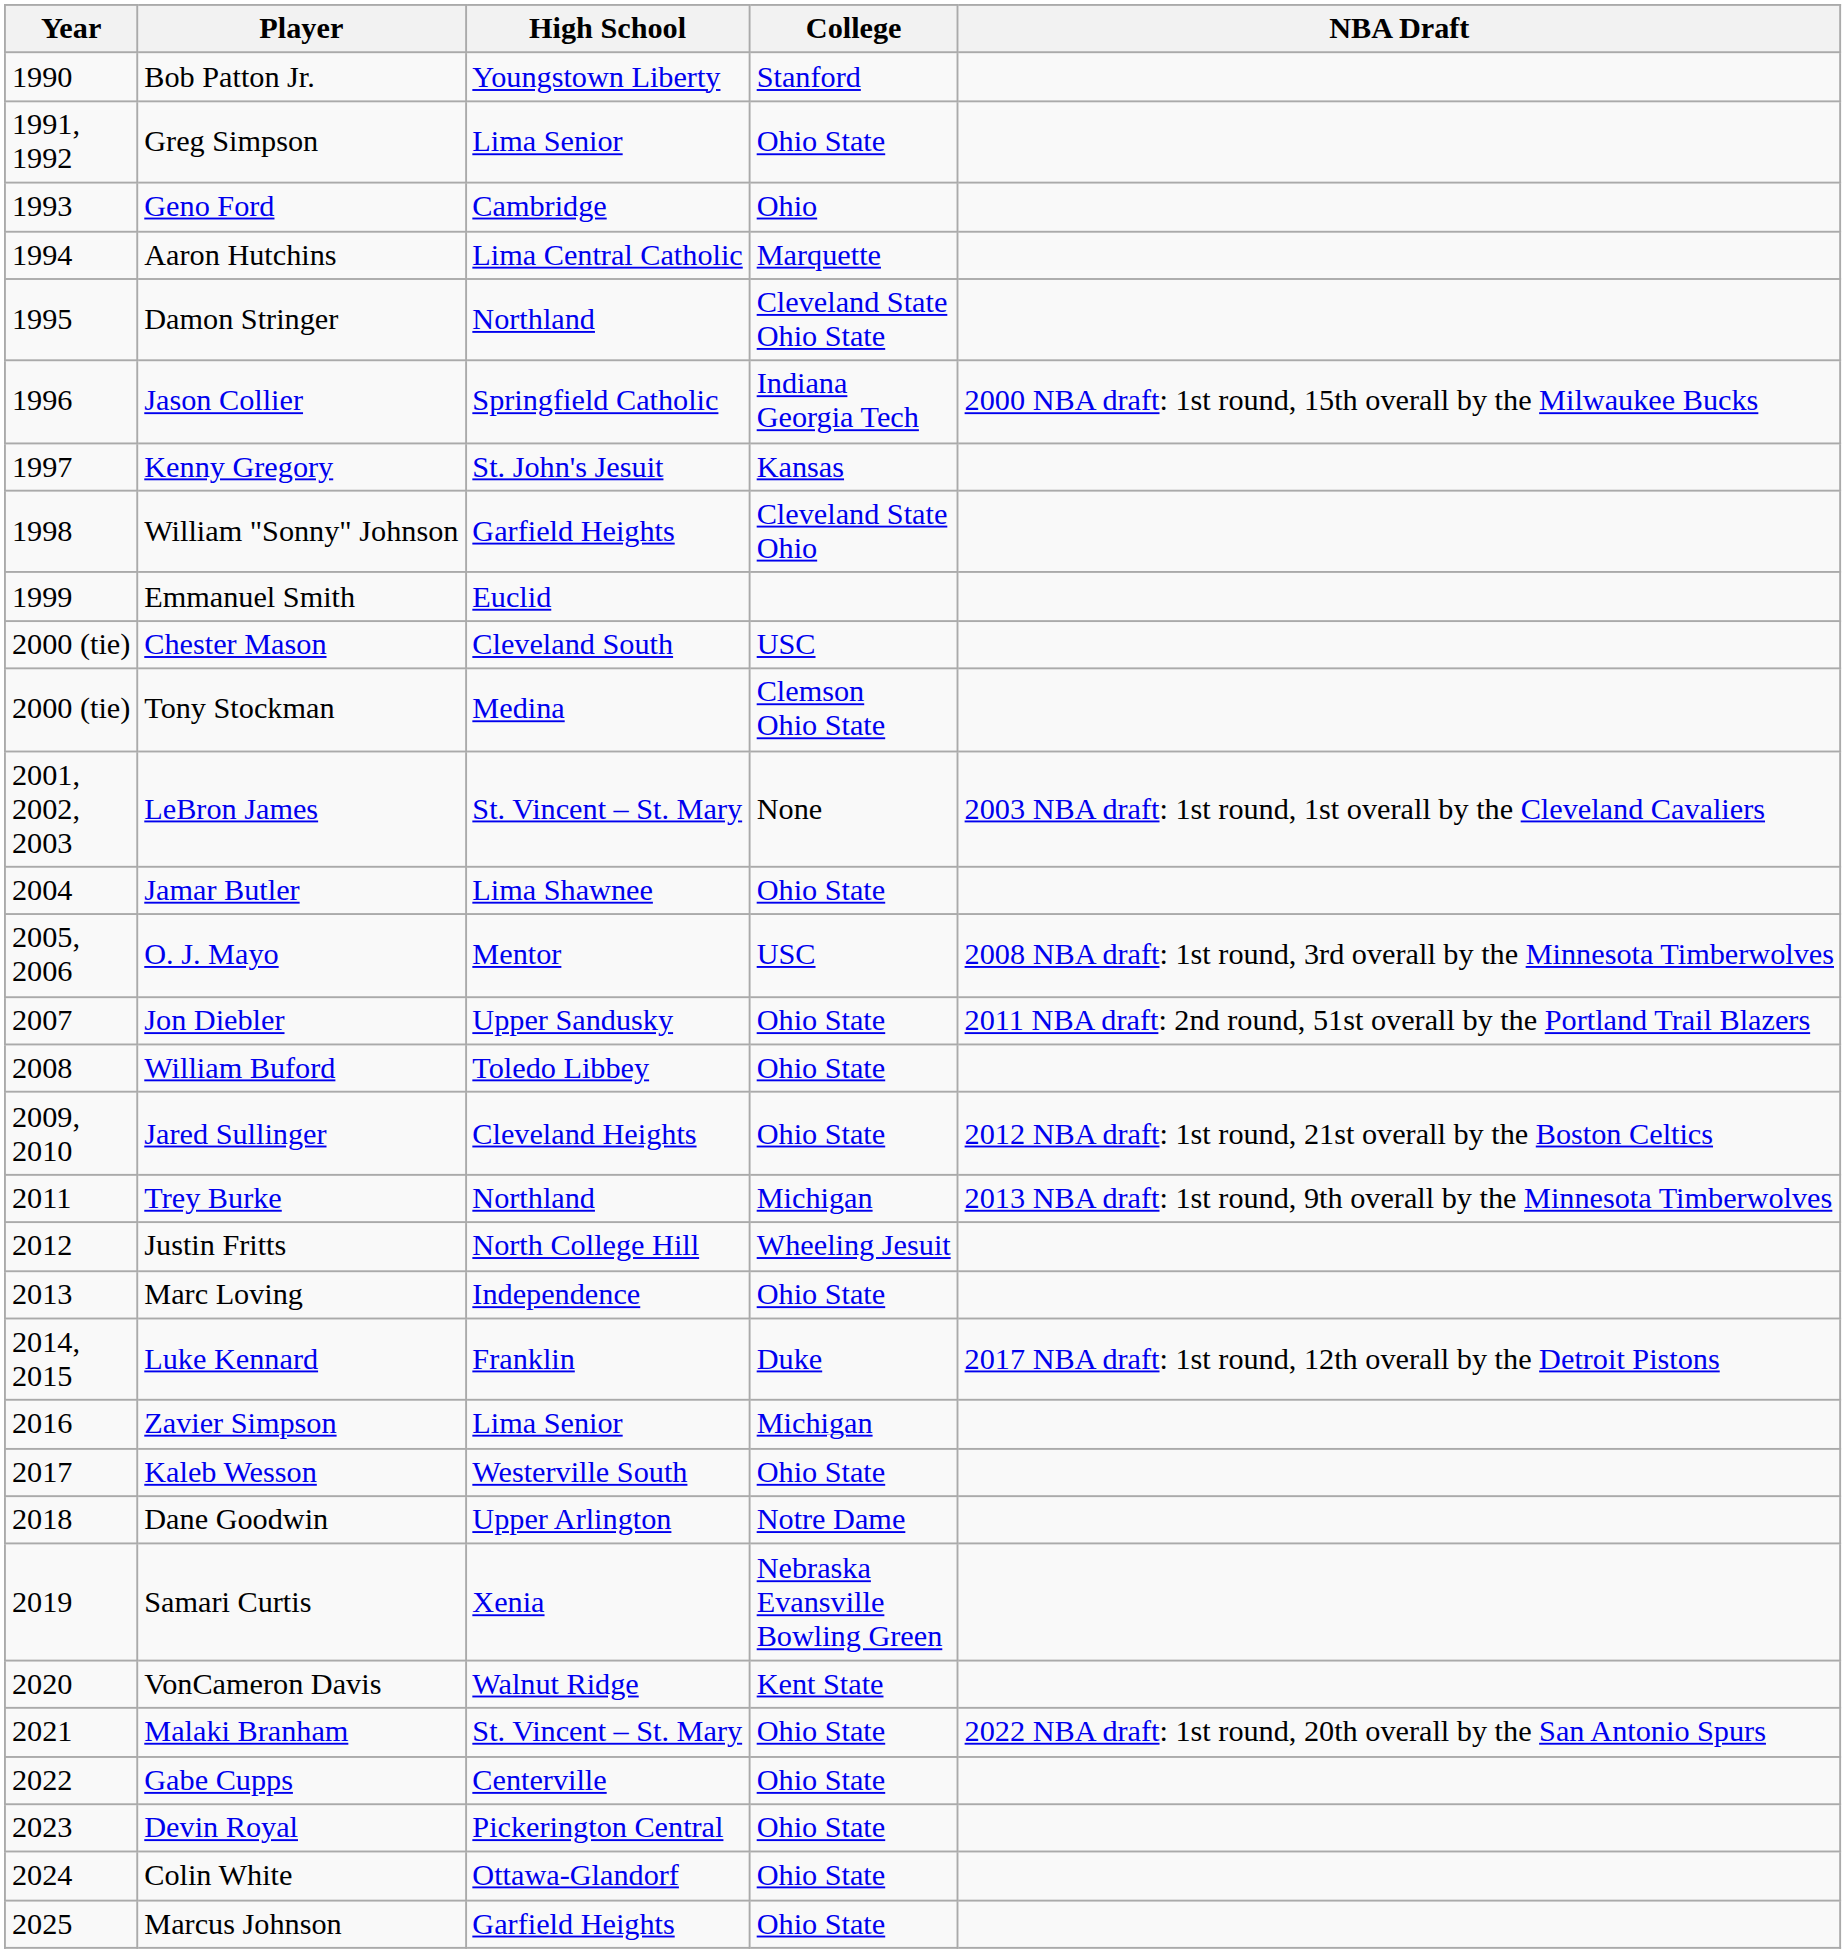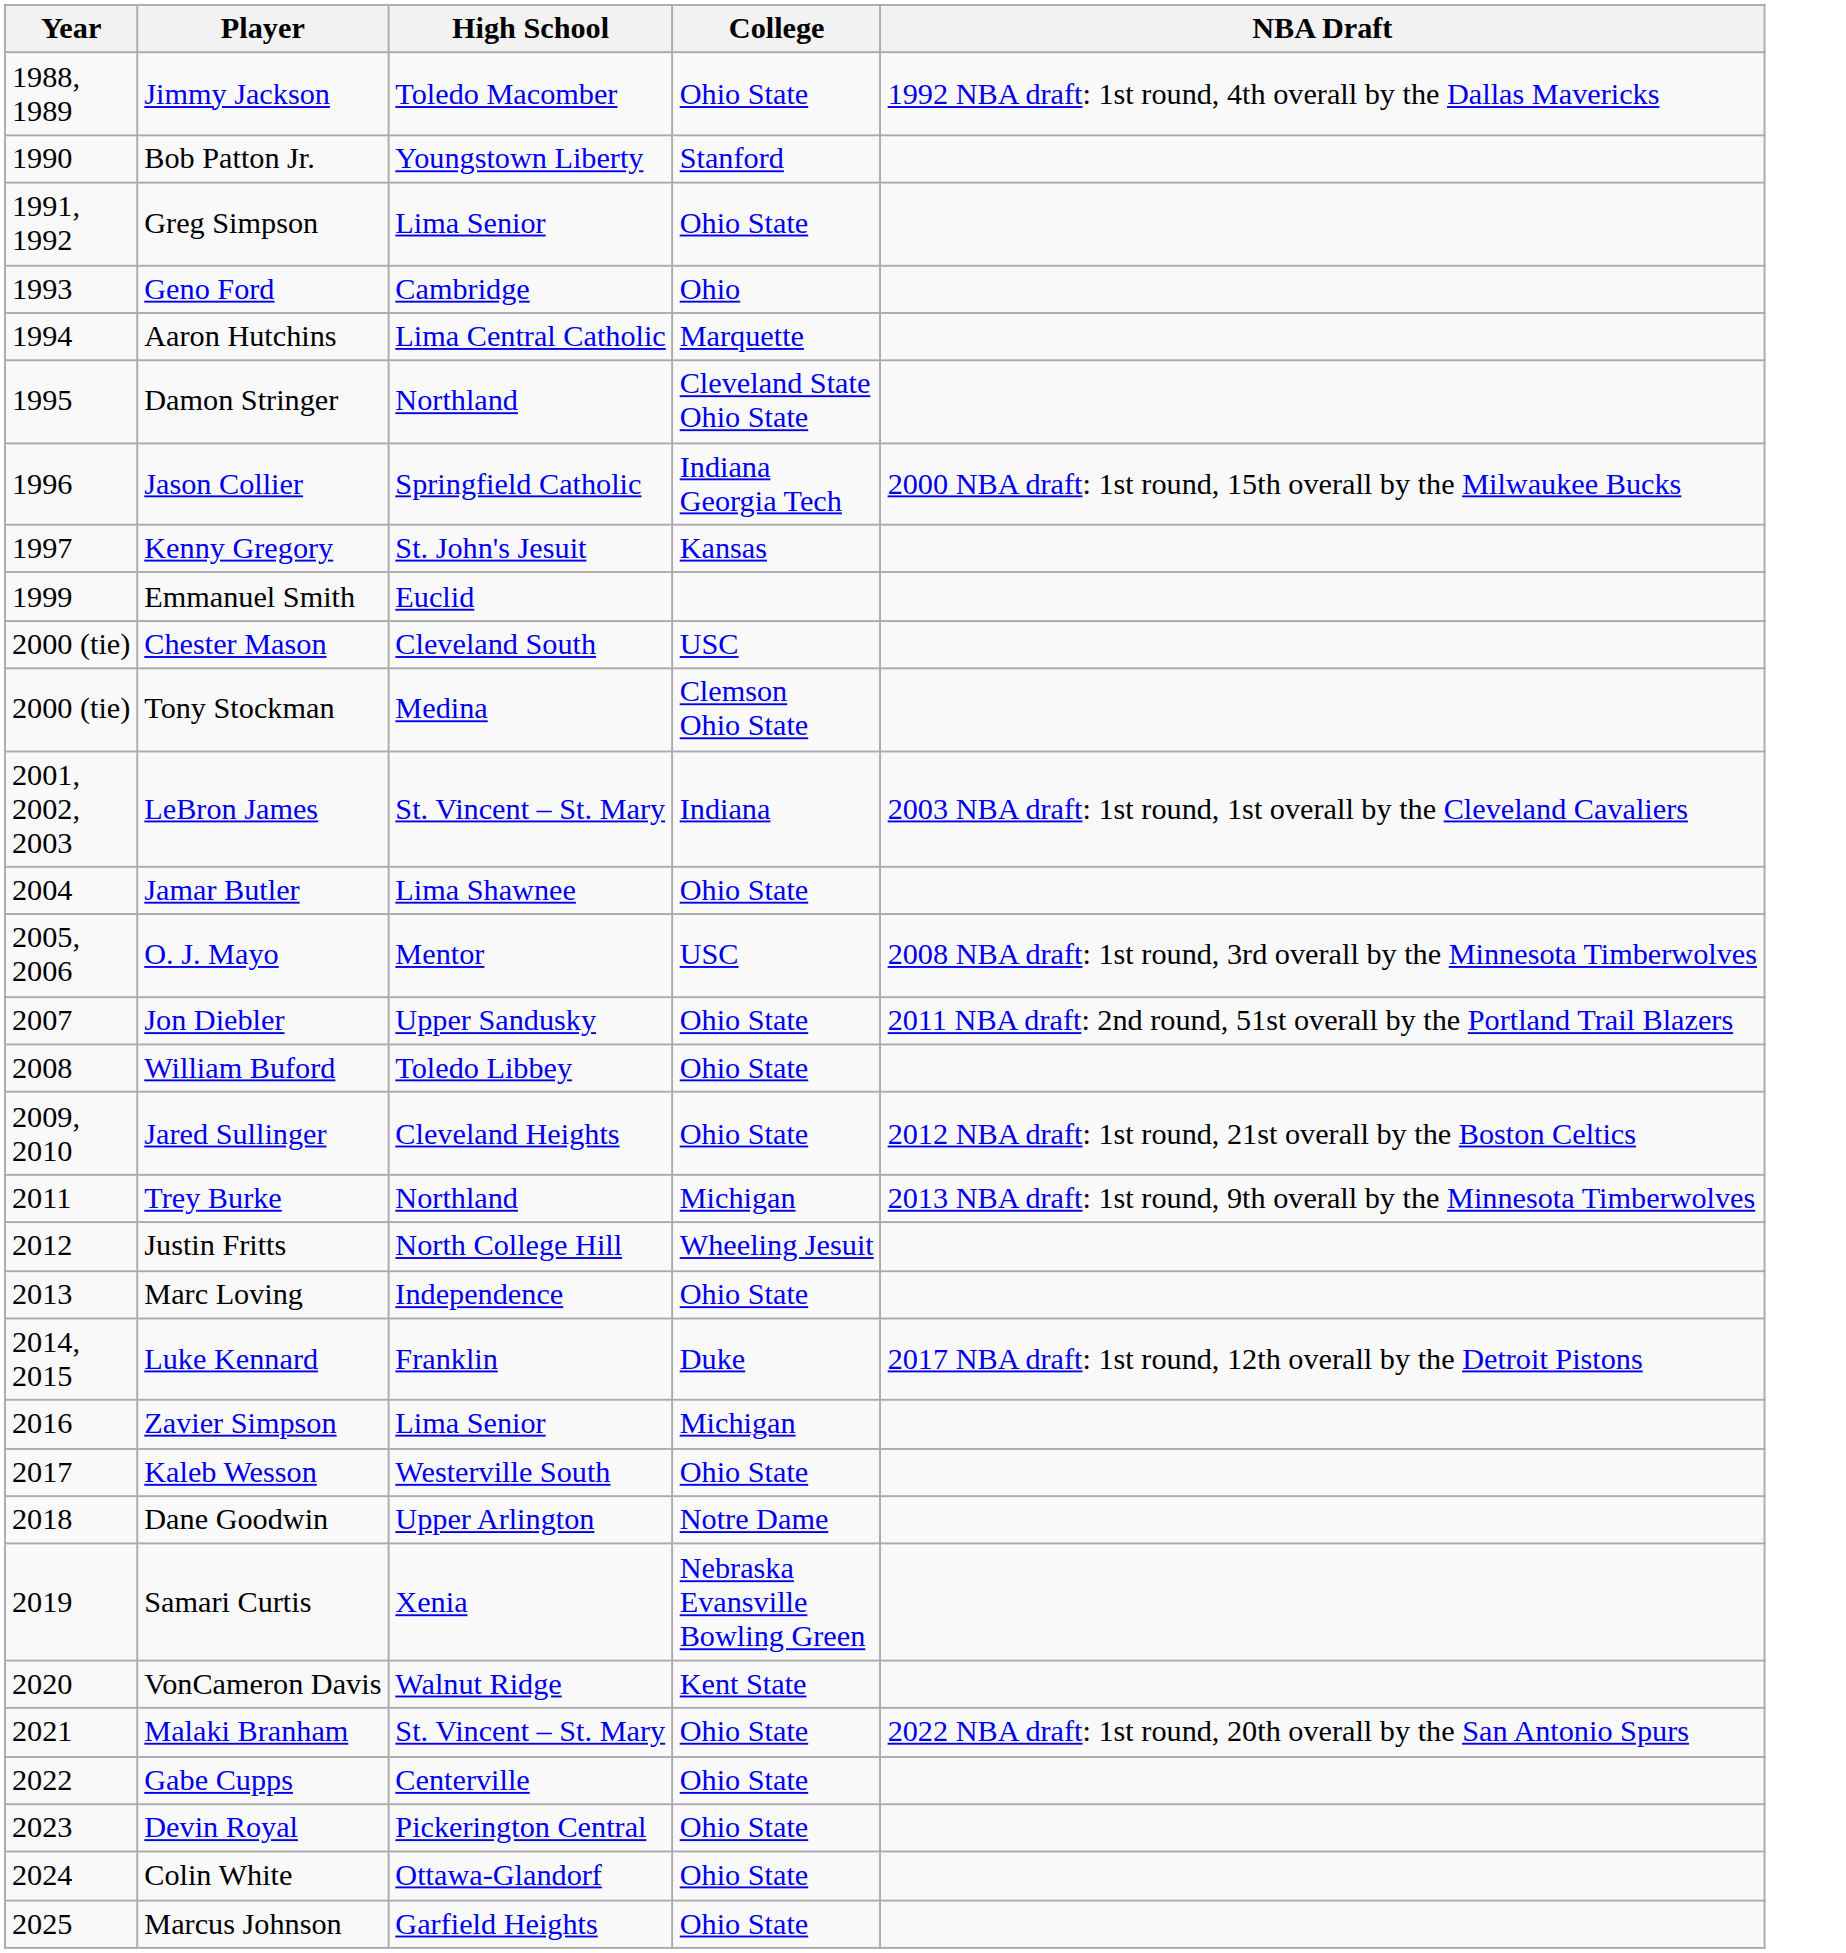+ row: (237, 93)
- row: (301, 531)
(789, 808) None -> (725, 808) Indiana
